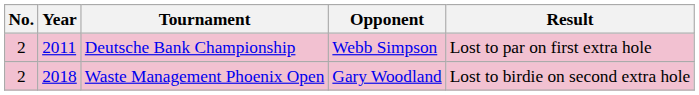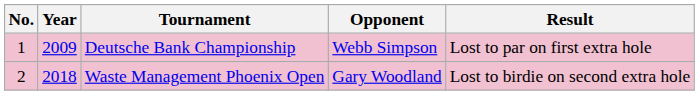(21, 47) 2 -> (21, 47) 1
(59, 47) 2011 -> (59, 47) 2009
